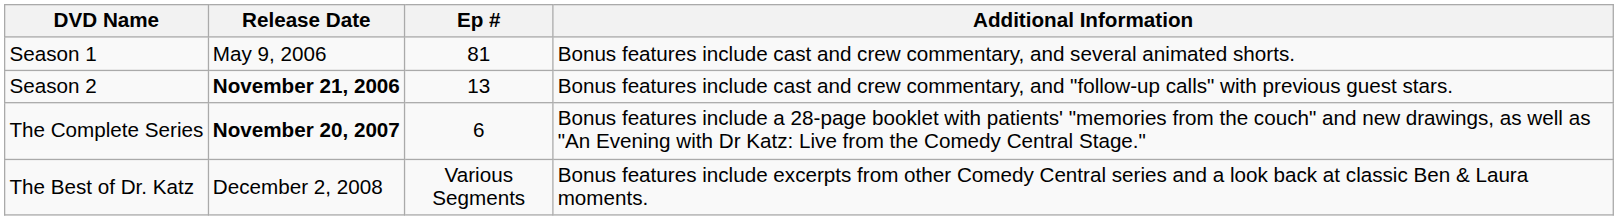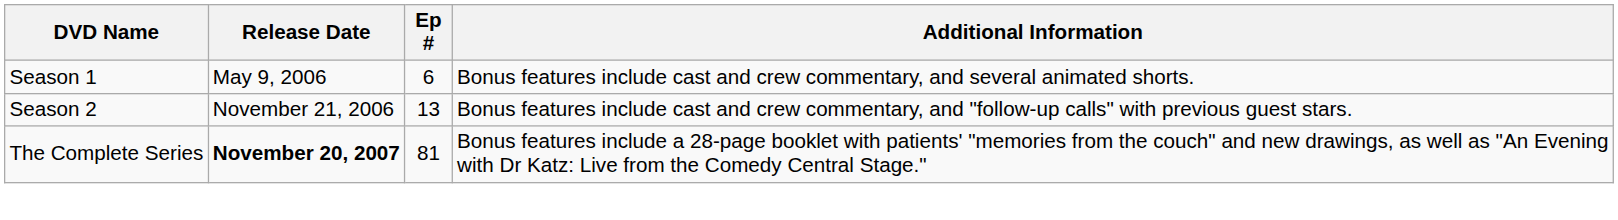(479, 53) 81 -> (428, 76) 6
(306, 86) bold -> (303, 109) normal
(479, 130) 6 -> (428, 153) 81
- row: (102, 186)
